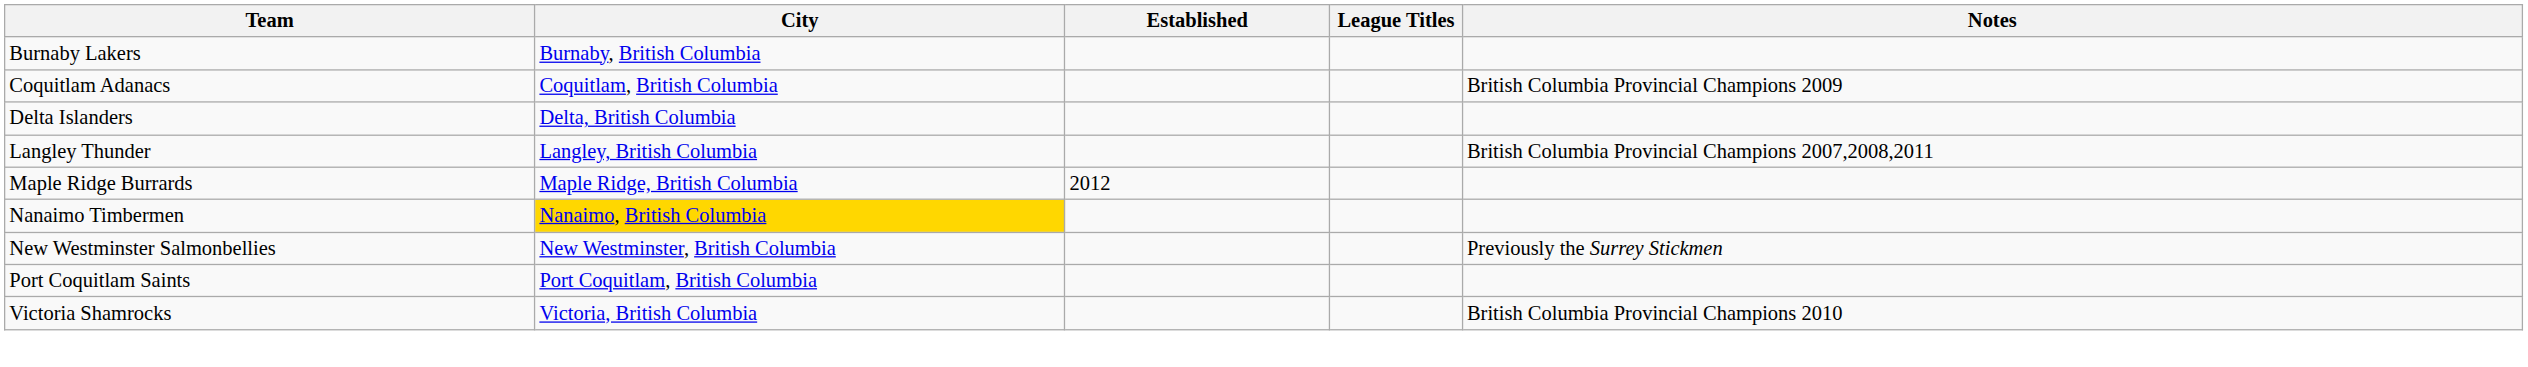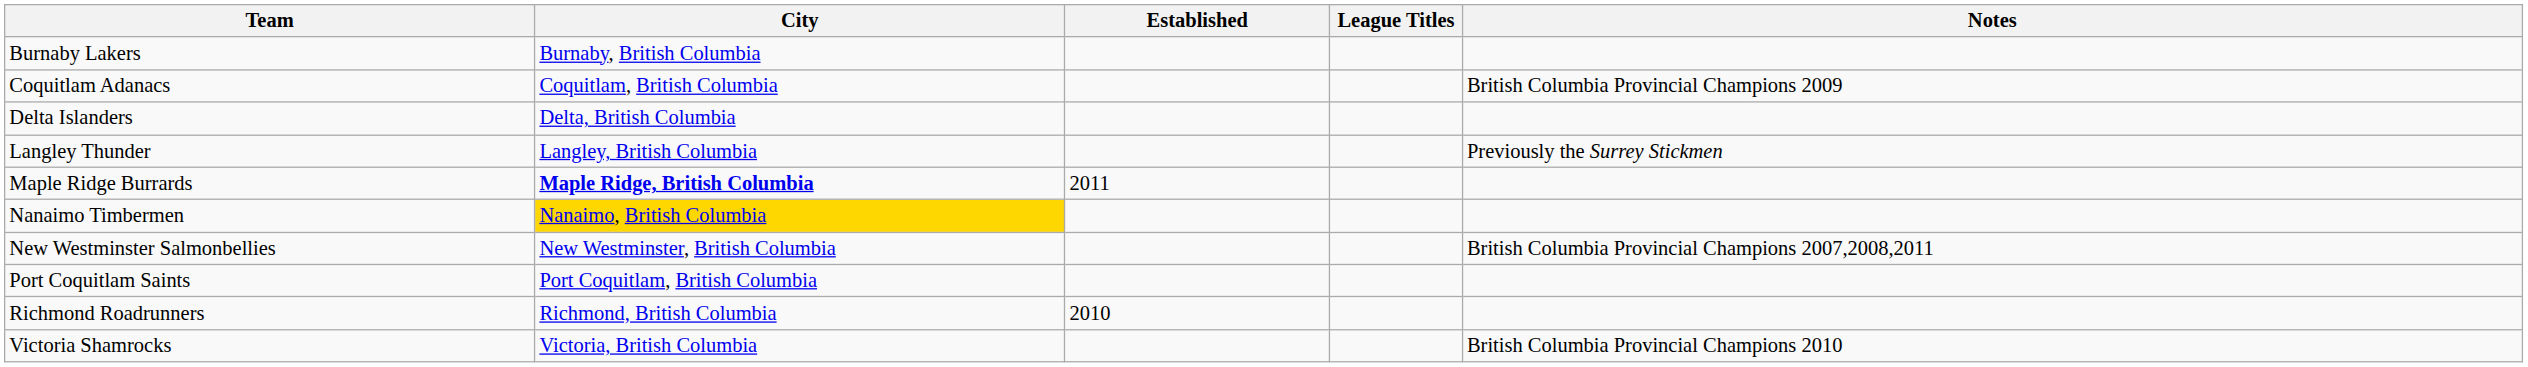(1700, 150) British Columbia Provincial Champions 2007,2008,2011 -> (1595, 150) Previously the Surrey Stickmen
(669, 183) normal -> (677, 183) bold
(1090, 183) 2012 -> (1090, 183) 2011
(1595, 248) Previously the Surrey Stickmen -> (1700, 248) British Columbia Provincial Champions 2007,2008,2011
+ row: (107, 313)
